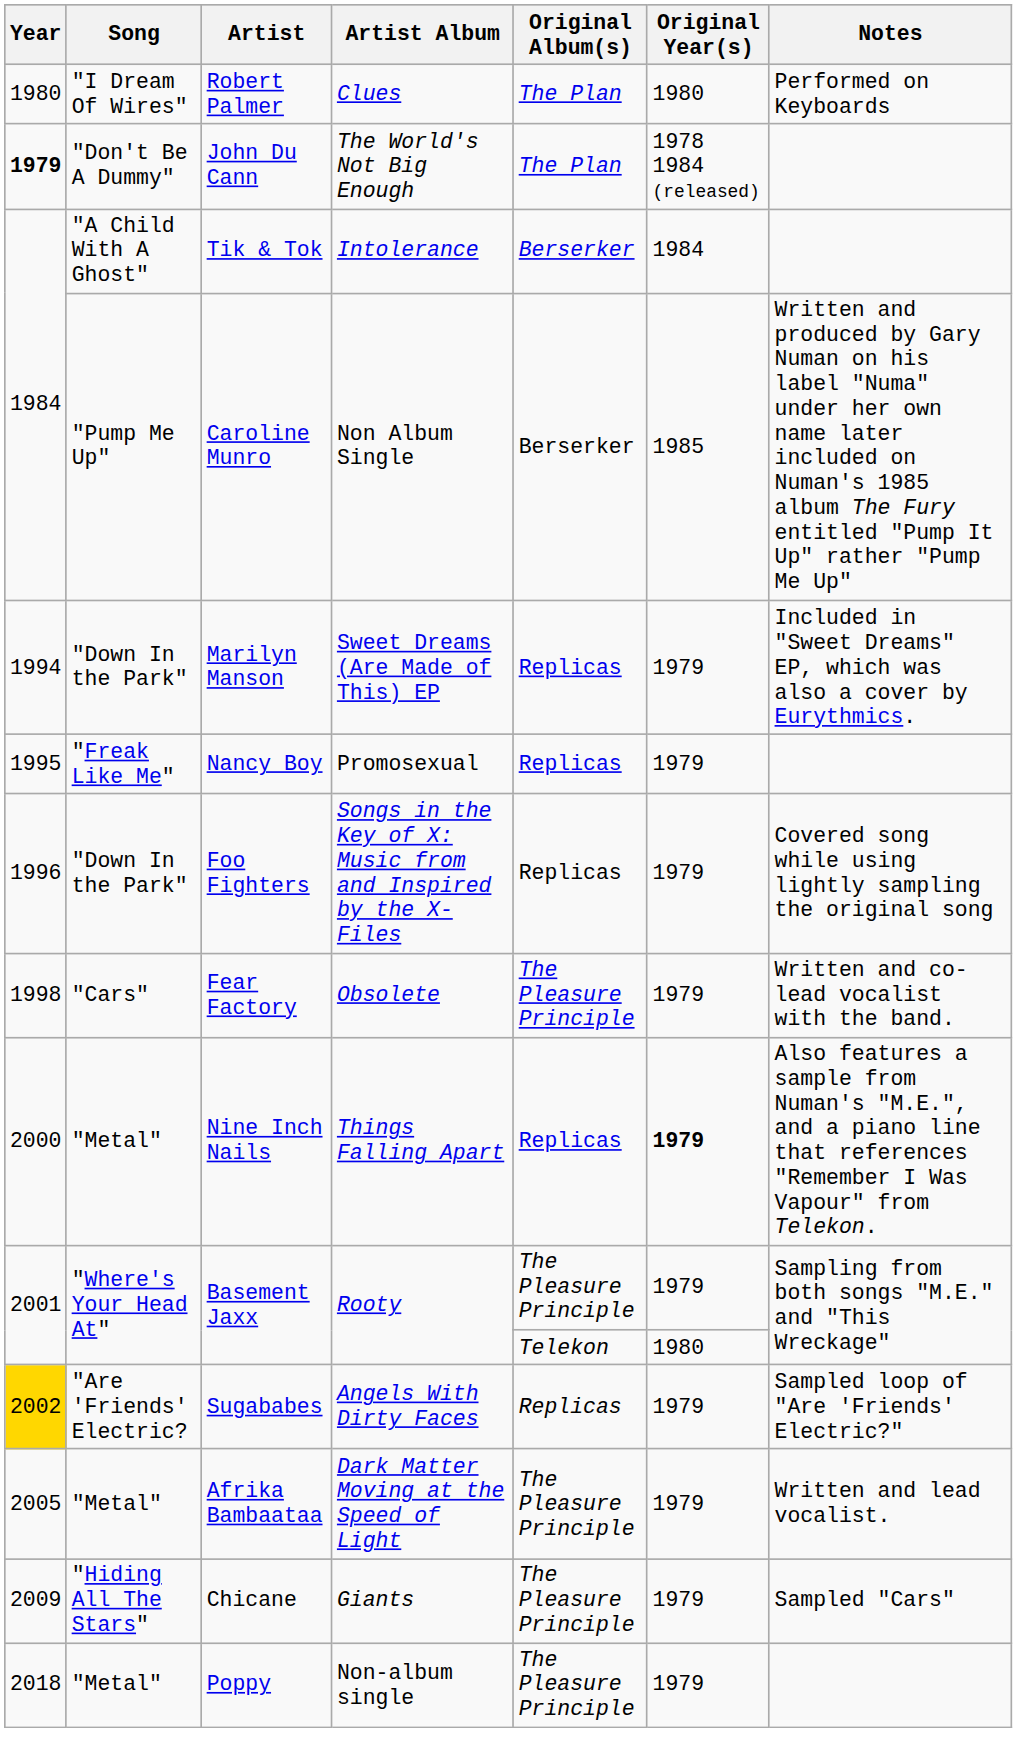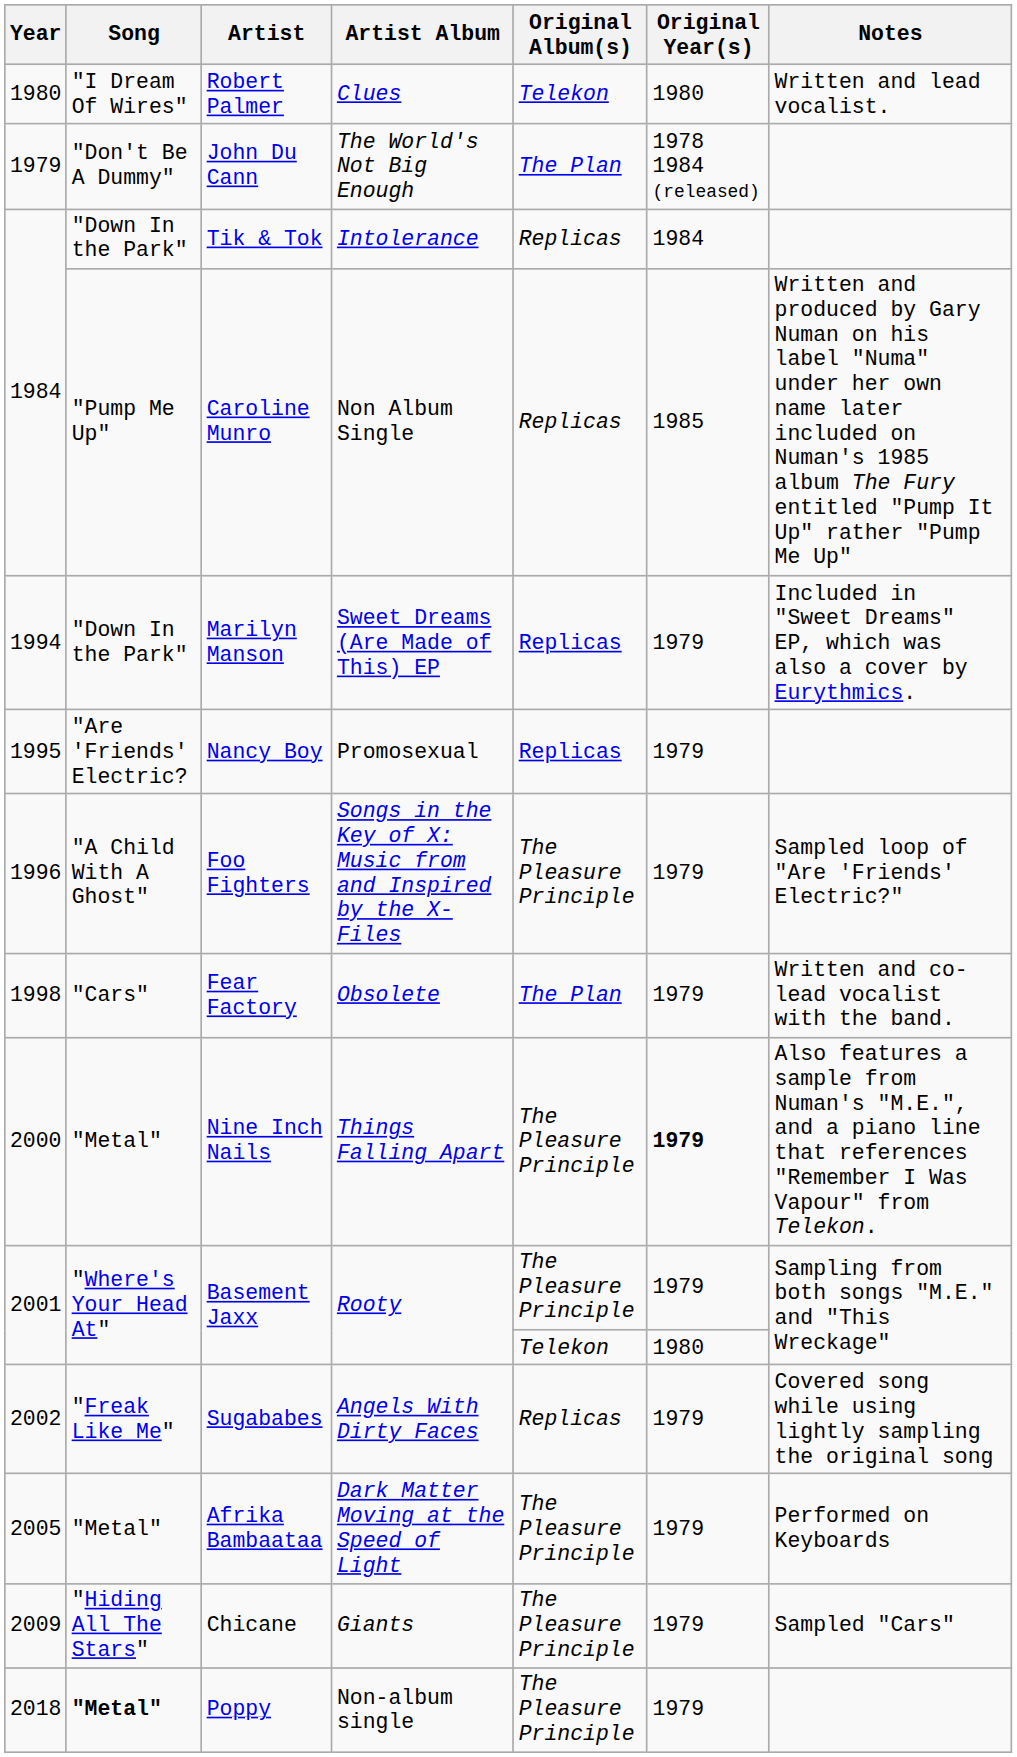(570, 94) The Plan -> (564, 94) Telekon
(852, 94) Performed on Keyboards -> (878, 94) Written and lead vocalist.
(36, 166) bold -> (36, 166) normal
(123, 251) "A Child With A Ghost" -> (130, 239) "Down In the Park"
(577, 251) Berserker -> (570, 239) Replicas
(577, 447) Berserker -> (570, 422) Replicas
(123, 764) "Freak Like Me" -> (130, 752) "Are 'Friends' Electric?
(130, 873) "Down In the Park" -> (123, 873) "A Child With A Ghost"
(570, 873) Replicas -> (577, 873) The Pleasure Principle
(884, 873) Covered song while using lightly sampling the original song -> (871, 873) Sampled loop of "Are 'Friends' Electric?"
(577, 995) The Pleasure Principle -> (570, 995) The Plan
(570, 1141) Replicas -> (577, 1141) The Pleasure Principle
(36, 1407) gold background -> (36, 1419) no background
(130, 1407) "Are 'Friends' Electric? -> (123, 1419) "Freak Like Me"
(871, 1407) Sampled loop of "Are 'Friends' Electric?" -> (884, 1419) Covered song while using lightly sampling the original song
(878, 1504) Written and lead vocalist. -> (852, 1529) Performed on Keyboards
(117, 1685) normal -> (117, 1710) bold
